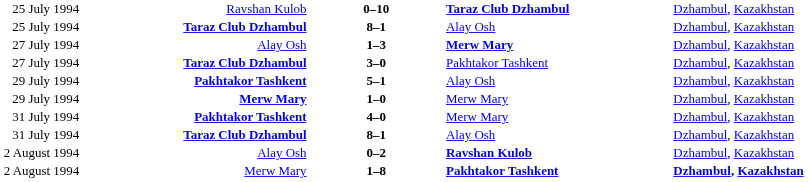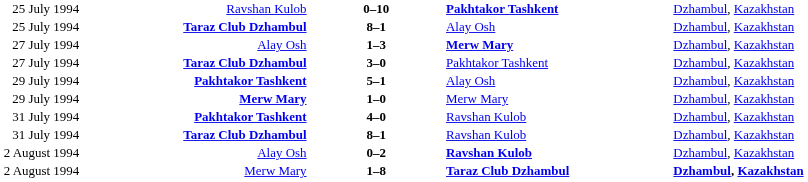(508, 9) Taraz Club Dzhambul -> (502, 9) Pakhtakor Tashkent
(477, 117) Merw Mary -> (486, 117) Ravshan Kulob
(471, 135) Alay Osh -> (486, 135) Ravshan Kulob
(502, 171) Pakhtakor Tashkent -> (508, 171) Taraz Club Dzhambul
